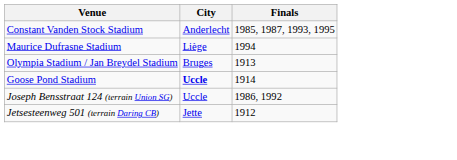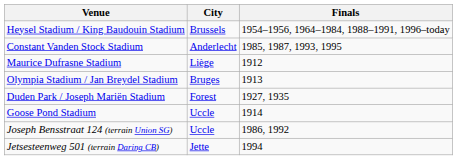+ row: (96, 29)
(245, 46) 1994 -> (252, 63) 1912
+ row: (86, 96)
(195, 79) bold -> (202, 113) normal
(245, 113) 1912 -> (252, 146) 1994
